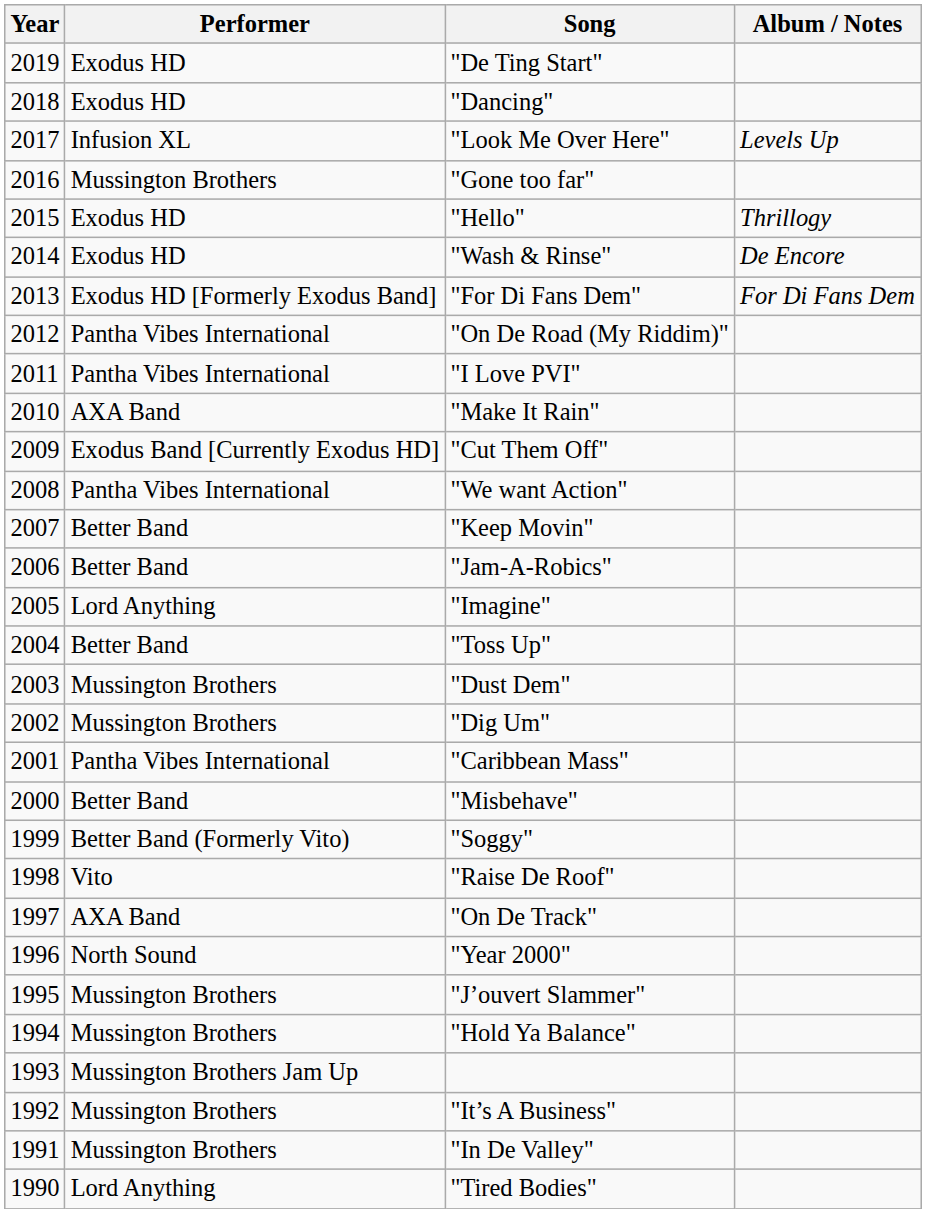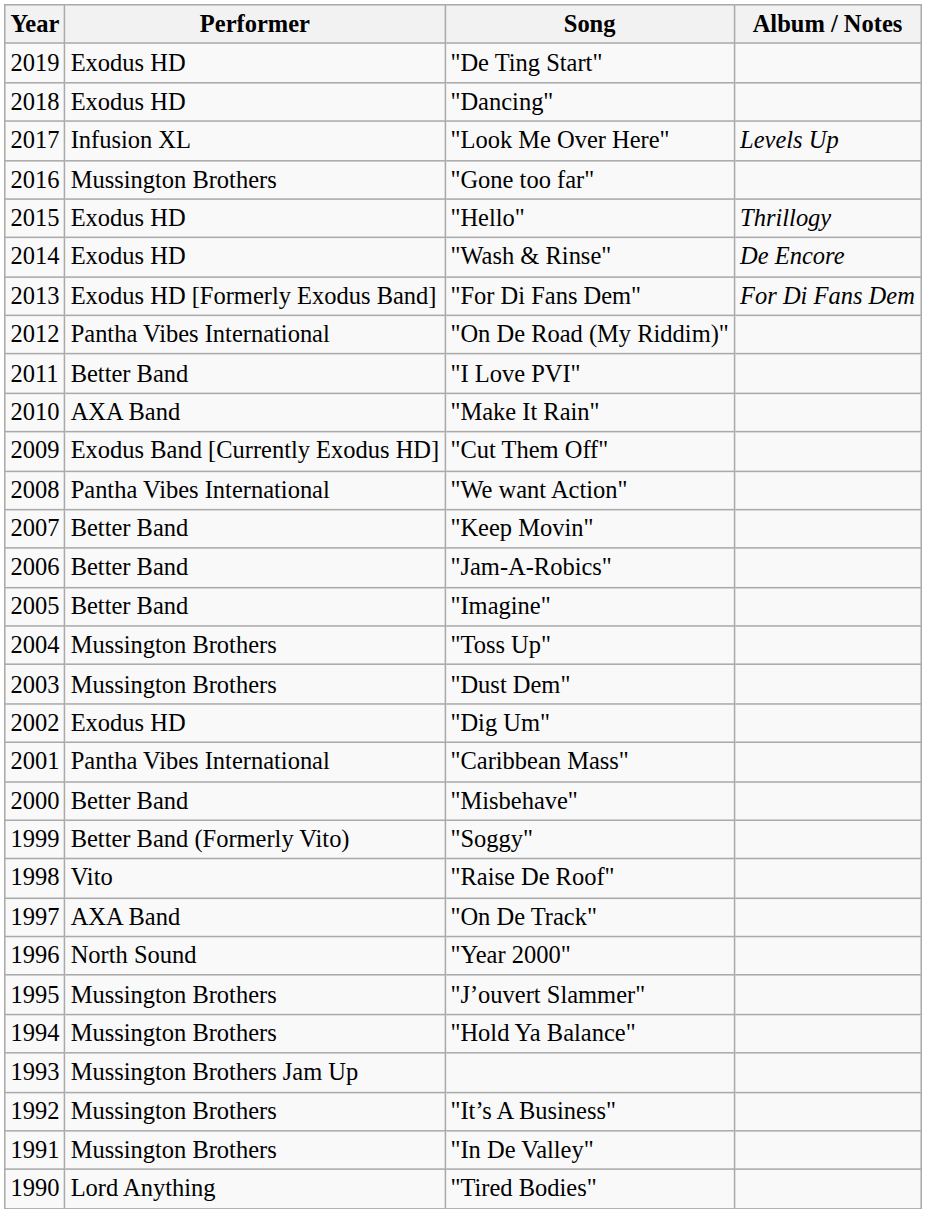(200, 373) Pantha Vibes International -> (129, 373) Better Band
(143, 606) Lord Anything -> (129, 606) Better Band
(129, 645) Better Band -> (174, 645) Mussington Brothers
(174, 722) Mussington Brothers -> (128, 722) Exodus HD
